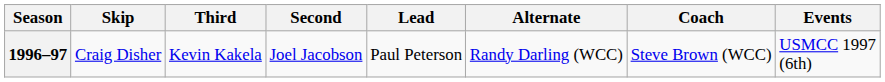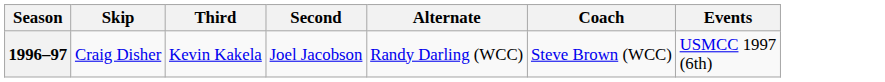- column: (416, 17)
